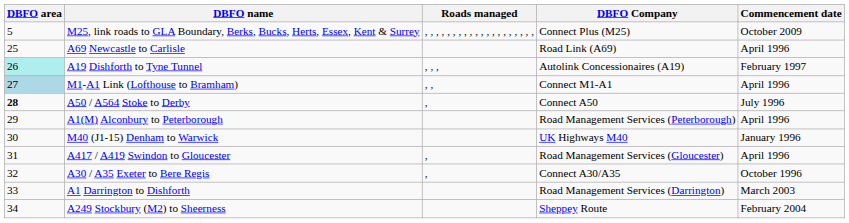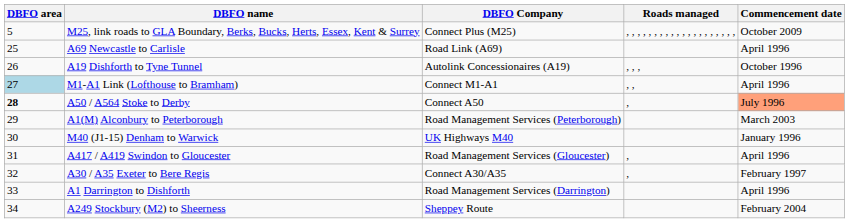columns swapped: (479, 13) <-> (637, 13)
(13, 66) paleturquoise background -> (13, 66) no background
(773, 66) February 1997 -> (771, 66) October 1996
(763, 102) no background -> (763, 102) lightsalmon background
(765, 119) April 1996 -> (768, 119) March 2003
(771, 173) October 1996 -> (773, 173) February 1997
(768, 191) March 2003 -> (765, 191) April 1996
